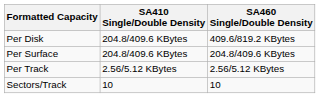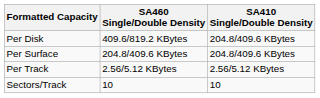columns swapped: (154, 17) <-> (261, 17)
